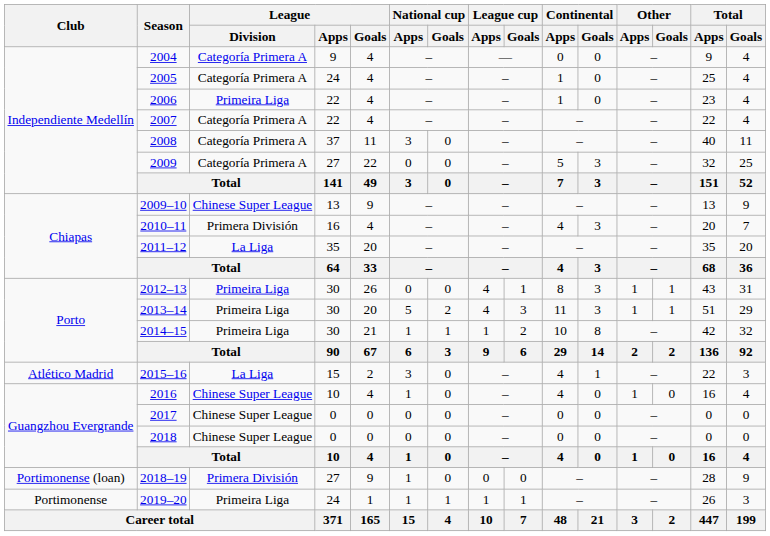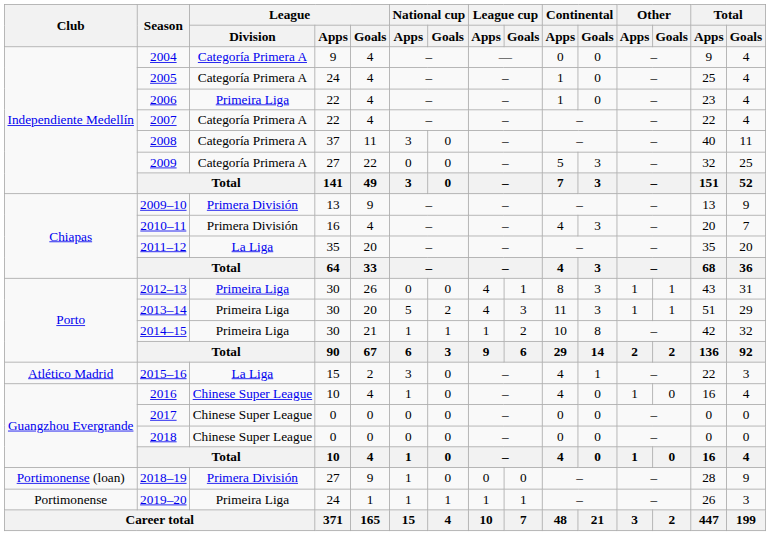(252, 204) Chinese Super League -> (252, 204) Primera División
